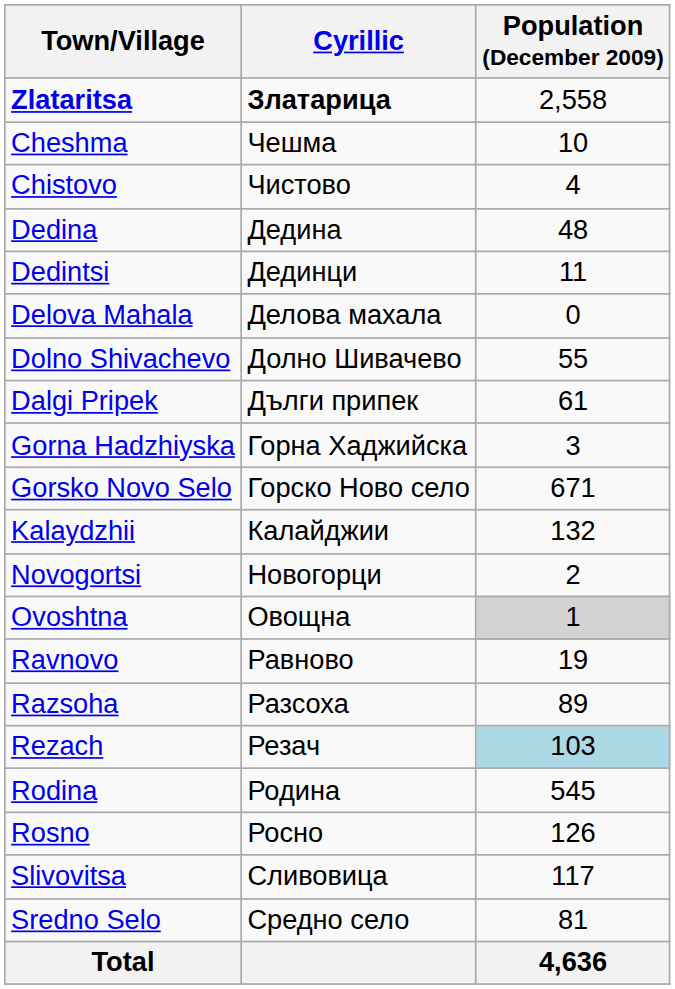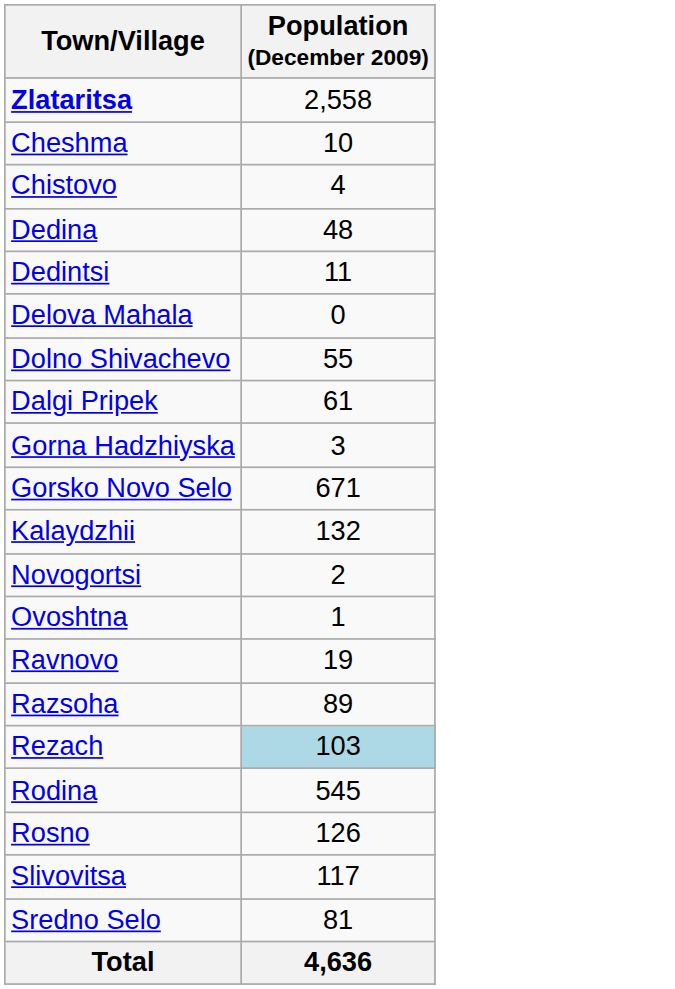- column: (359, 41)
(573, 617) lightgrey background -> (338, 617) no background
